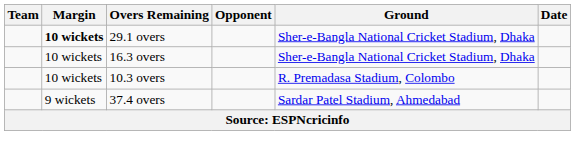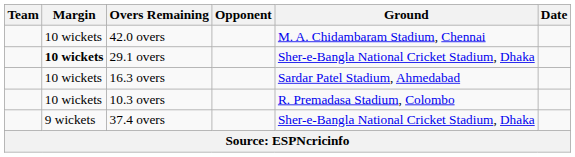+ row: (137, 36)
(406, 57) Sher-e-Bangla National Cricket Stadium, Dhaka -> (369, 78) Sardar Patel Stadium, Ahmedabad
(369, 99) Sardar Patel Stadium, Ahmedabad -> (406, 120) Sher-e-Bangla National Cricket Stadium, Dhaka
